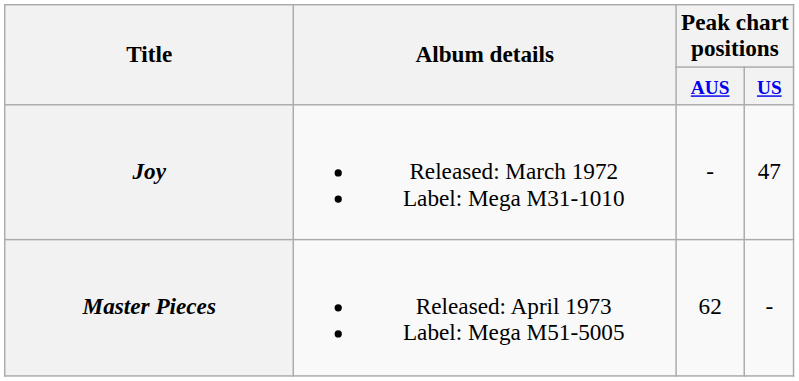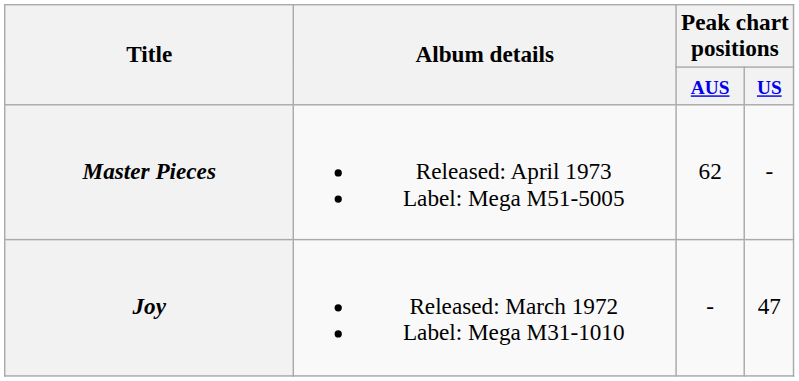rows swapped: (149, 171) <-> (149, 307)
